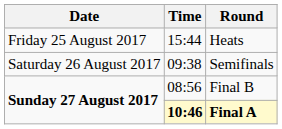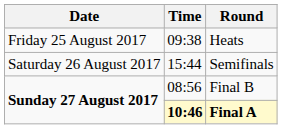(184, 40) 15:44 -> (184, 40) 09:38
(184, 64) 09:38 -> (184, 64) 15:44
